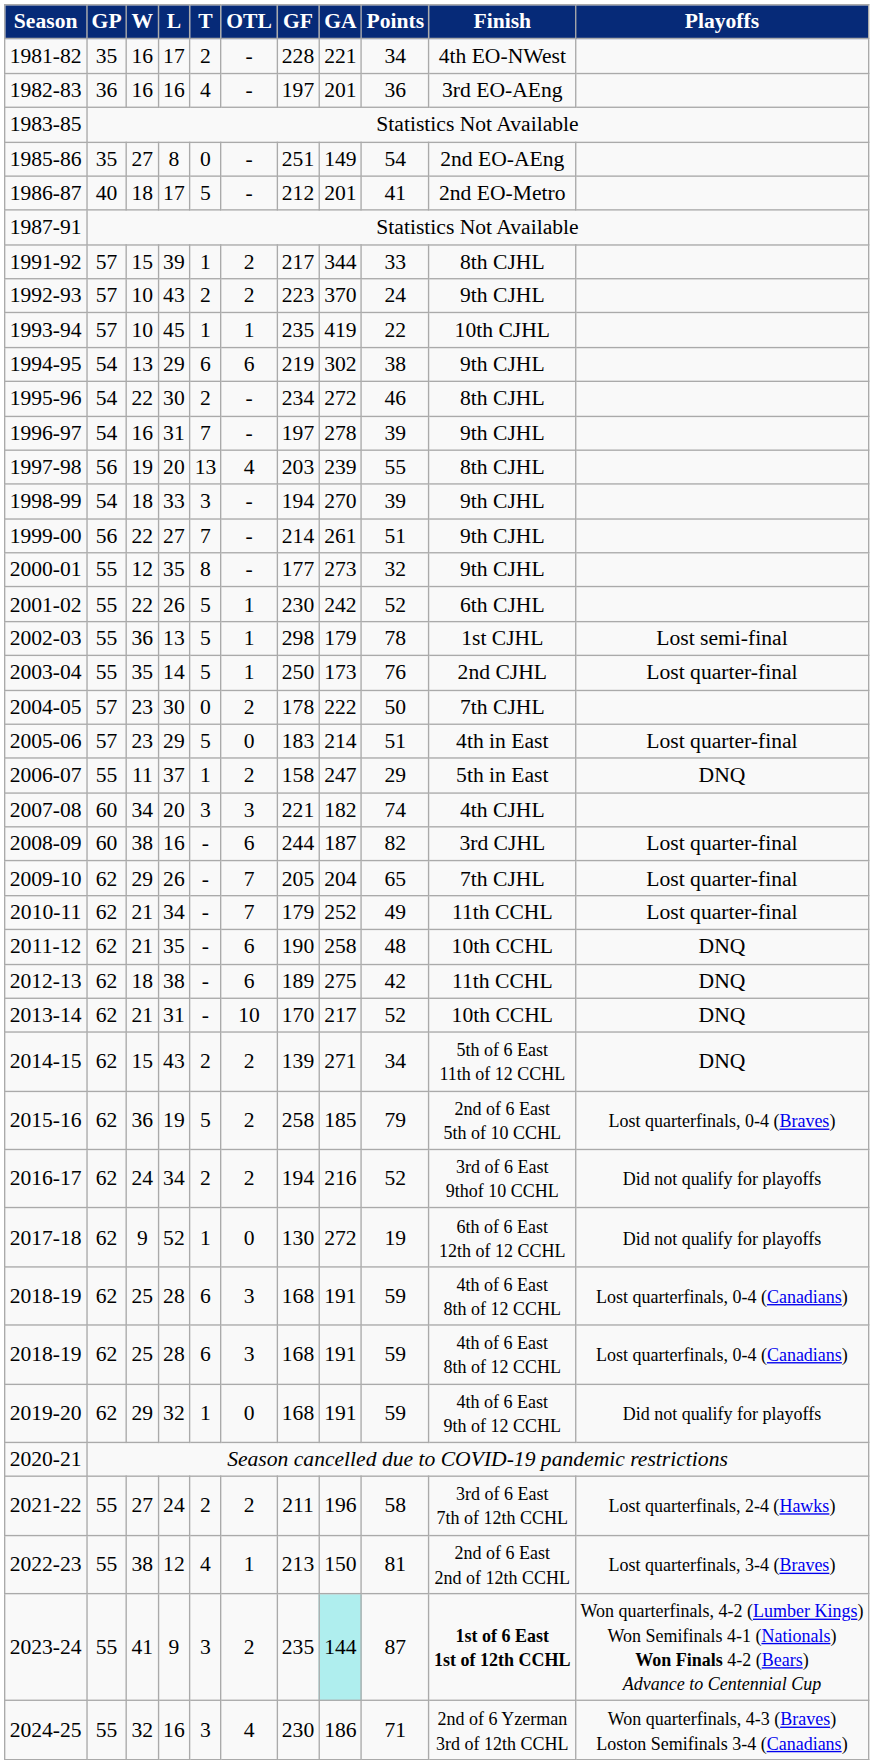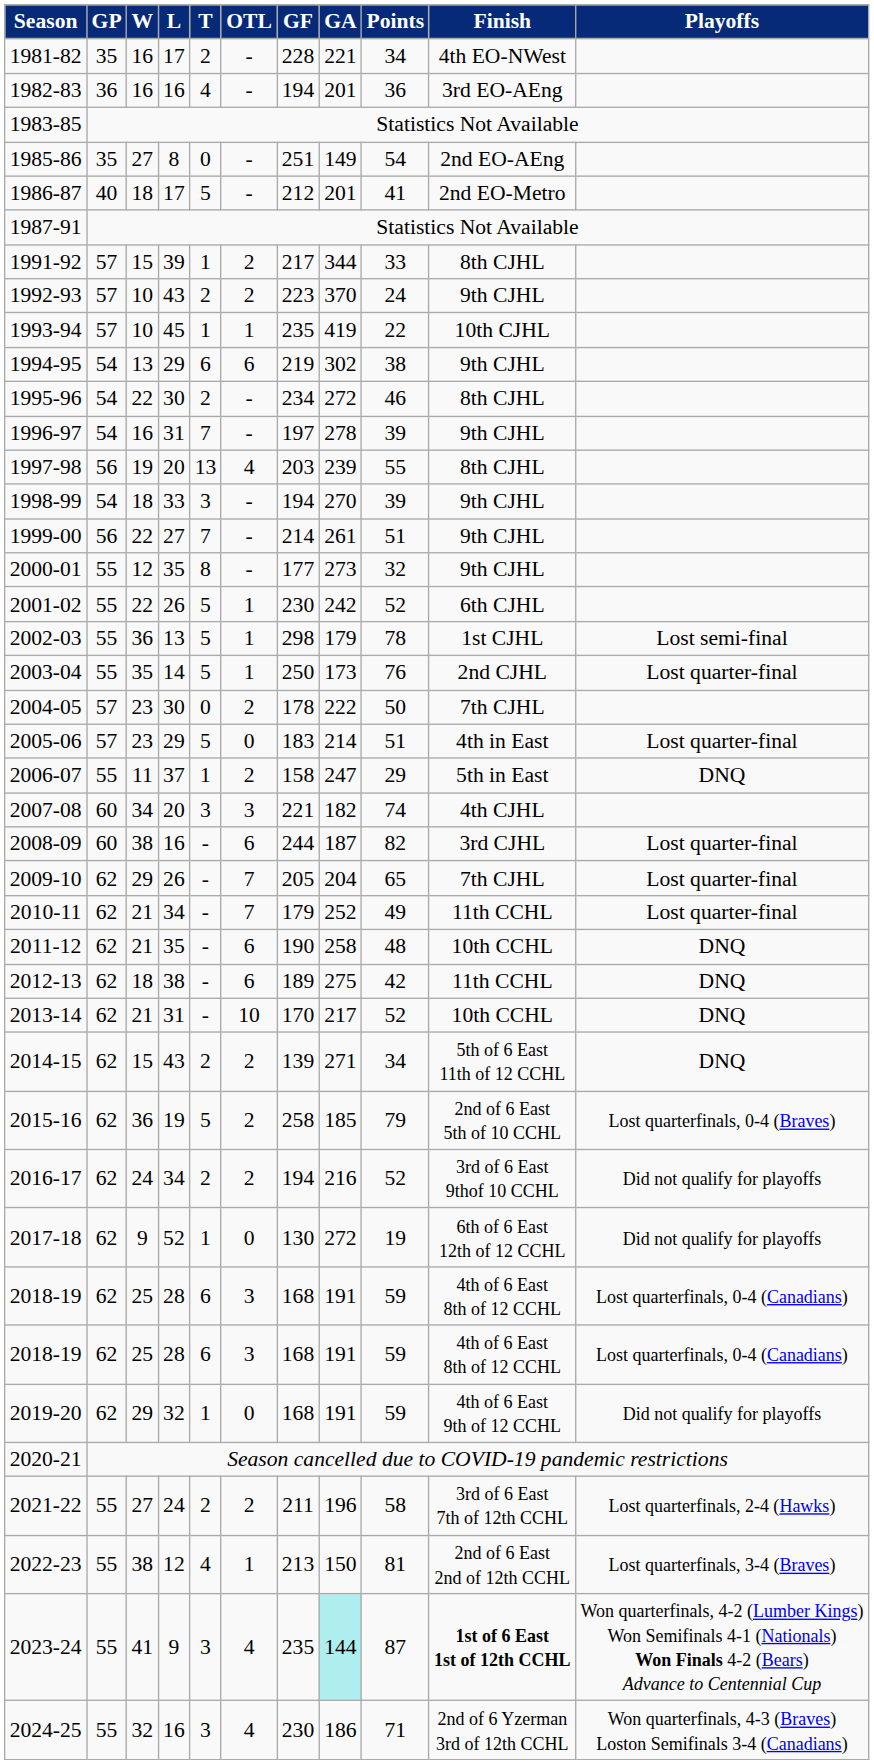(298, 90) 197 -> (298, 90) 194
(249, 1647) 2 -> (249, 1647) 4
